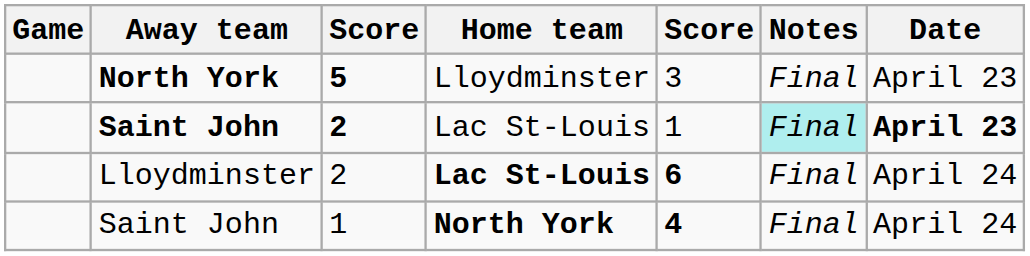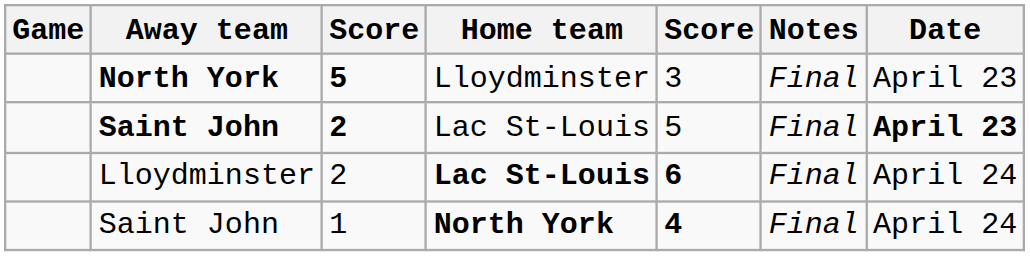(673, 128) 1 -> (673, 128) 5
(814, 128) paleturquoise background -> (814, 128) no background
